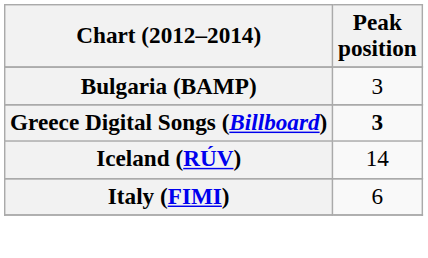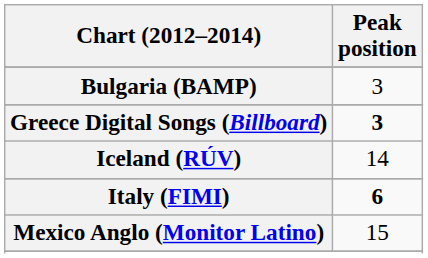(377, 196) normal -> (377, 196) bold
+ row: (169, 232)
